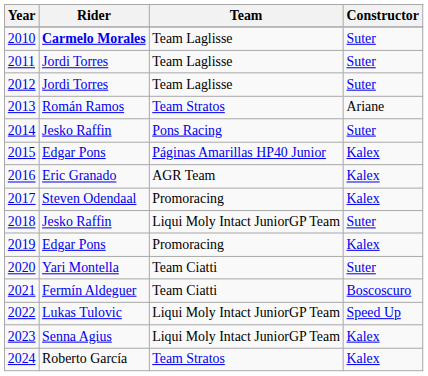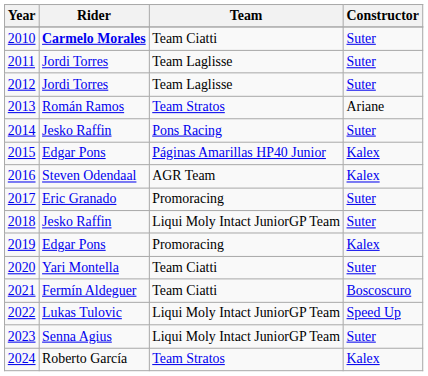(192, 38) Team Laglisse -> (185, 38) Team Ciatti
(79, 175) Eric Granado -> (89, 175) Steven Odendaal
(89, 198) Steven Odendaal -> (79, 198) Eric Granado
(363, 198) Kalex -> (361, 198) Suter
(363, 335) Kalex -> (361, 335) Suter
